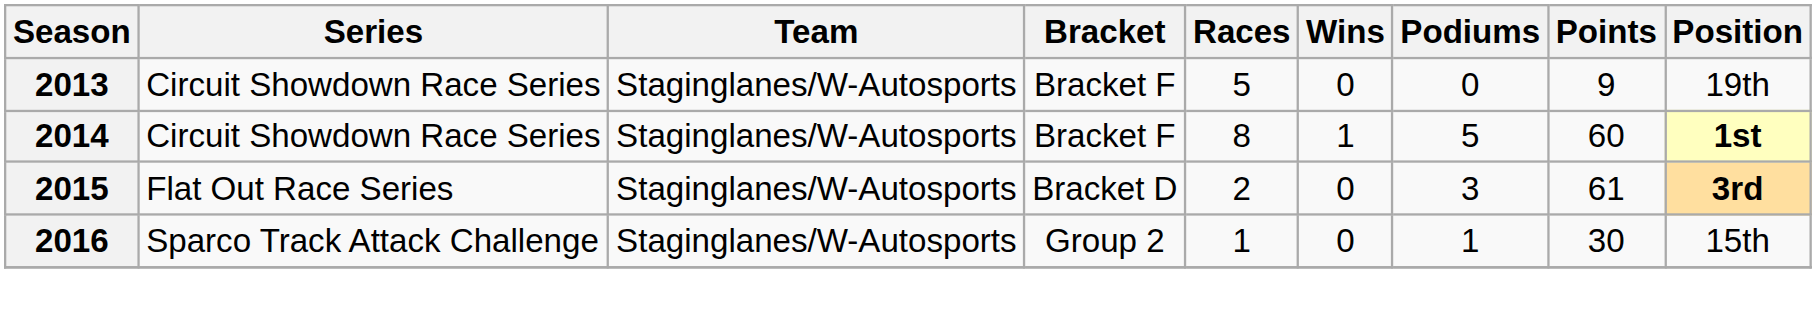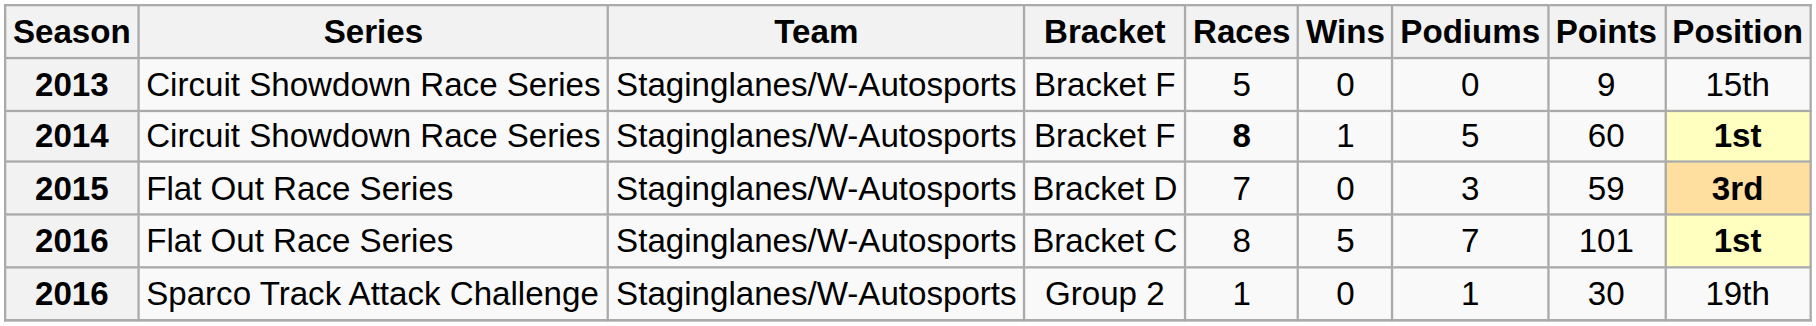(1738, 84) 19th -> (1738, 84) 15th
(1242, 136) normal -> (1242, 136) bold
(1242, 189) 2 -> (1242, 189) 7
(1606, 189) 61 -> (1606, 189) 59
+ row: (72, 241)
(1738, 241) 15th -> (1738, 293) 19th
